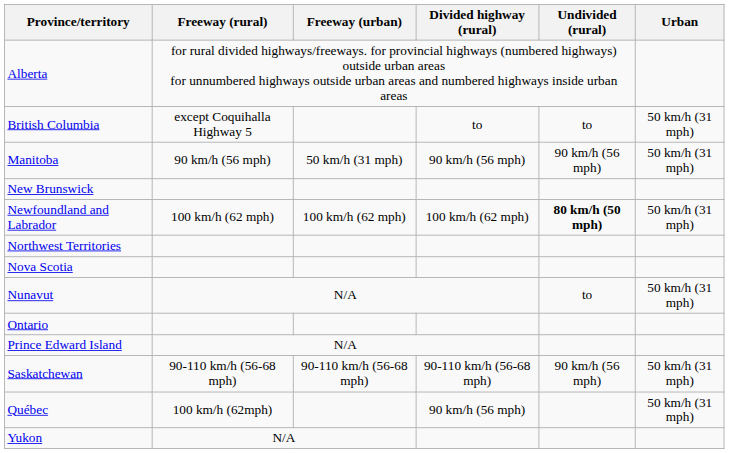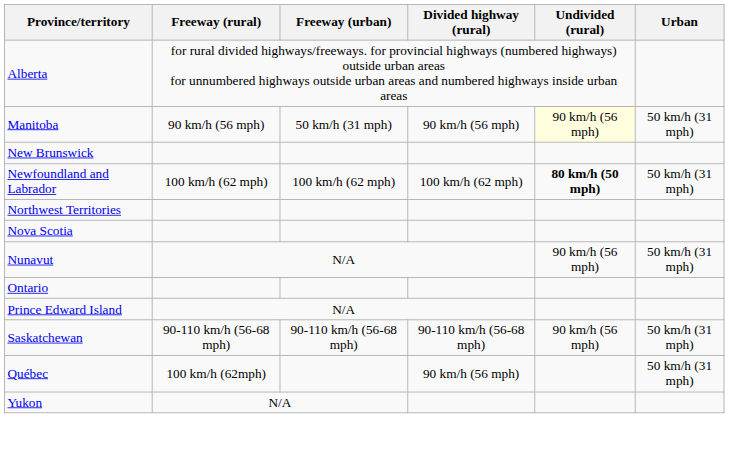- row: (53, 124)
(587, 160) no background -> (585, 124) lightyellow background
(587, 295) to -> (585, 259) 90 km/h (56 mph)
